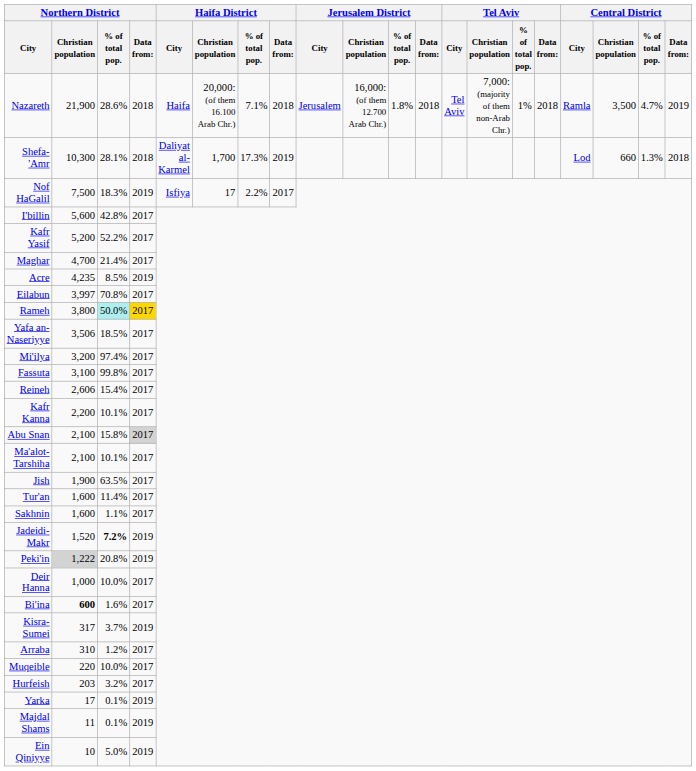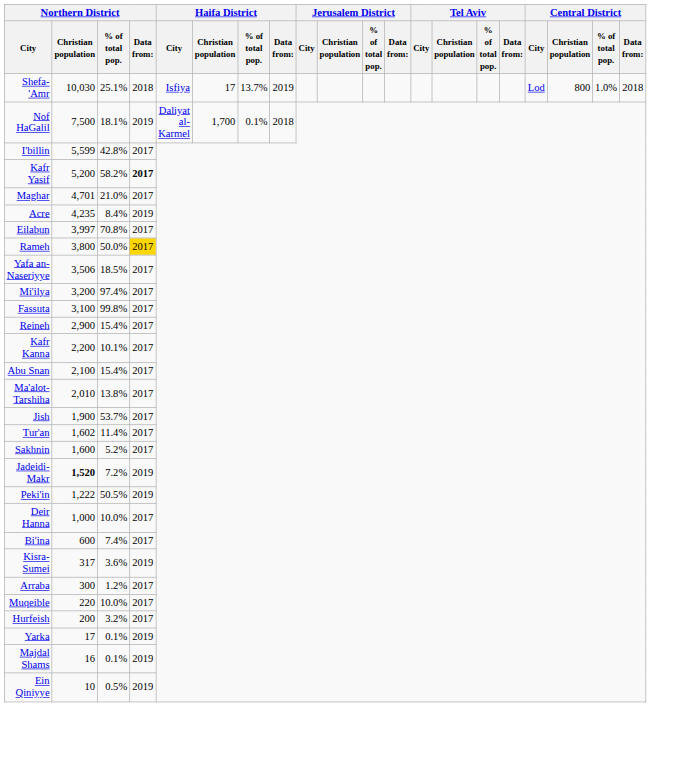- row: (31, 105)
(81, 158) 10,300 -> (81, 87) 10,030
(114, 158) 28.1% -> (114, 87) 25.1%
(174, 158) Daliyat al-Karmel -> (178, 87) Isfiya
(223, 158) 1,700 -> (230, 87) 17
(254, 158) 17.3% -> (254, 87) 13.7%
(628, 158) 660 -> (582, 87) 800
(652, 158) 1.3% -> (606, 87) 1.0%
(114, 192) 18.3% -> (114, 122) 18.1%
(178, 192) Isfiya -> (174, 122) Daliyat al-Karmel
(230, 192) 17 -> (223, 122) 1,700
(256, 192) 2.2% -> (256, 122) 0.1%
(283, 192) 2017 -> (283, 122) 2018
(83, 215) 5,600 -> (83, 151) 5,599
(114, 238) 52.2% -> (114, 173) 58.2%
(143, 238) normal -> (143, 173) bold
(83, 260) 4,700 -> (83, 196) 4,701
(114, 260) 21.4% -> (114, 196) 21.0%
(116, 277) 8.5% -> (116, 213) 8.4%
(114, 311) paleturquoise background -> (114, 246) no background
(83, 389) 2,606 -> (83, 325) 2,900
(114, 435) 15.8% -> (114, 371) 15.4%
(143, 435) lightgrey background -> (143, 371) no background
(83, 457) 2,100 -> (83, 393) 2,010
(114, 457) 10.1% -> (114, 393) 13.8%
(114, 480) 63.5% -> (114, 416) 53.7%
(83, 497) 1,600 -> (83, 433) 1,602
(116, 514) 1.1% -> (116, 449) 5.2%
(83, 536) normal -> (83, 472) bold
(115, 536) bold -> (116, 472) normal
(83, 559) lightgrey background -> (83, 495) no background
(114, 559) 20.8% -> (114, 495) 50.5%
(87, 604) bold -> (87, 540) normal
(116, 604) 1.6% -> (116, 540) 7.4%
(116, 627) 3.7% -> (116, 563) 3.6%
(87, 650) 310 -> (87, 586) 300
(87, 683) 203 -> (87, 619) 200
(90, 723) 11 -> (90, 658) 16
(116, 751) 5.0% -> (116, 687) 0.5%
